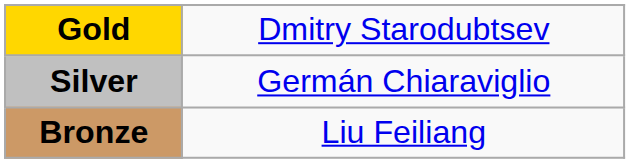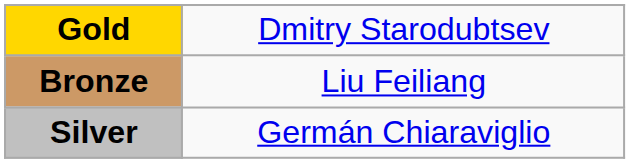rows swapped: (94, 81) <-> (94, 132)
